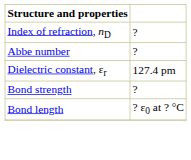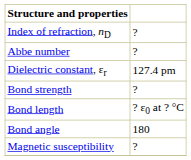+ row: (34, 128)
+ row: (61, 146)
